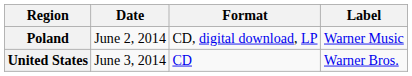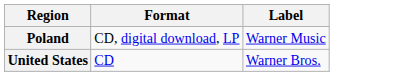- column: (130, 15)
